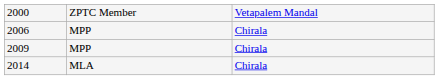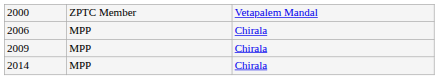(81, 65) MLA -> (80, 65) MPP
